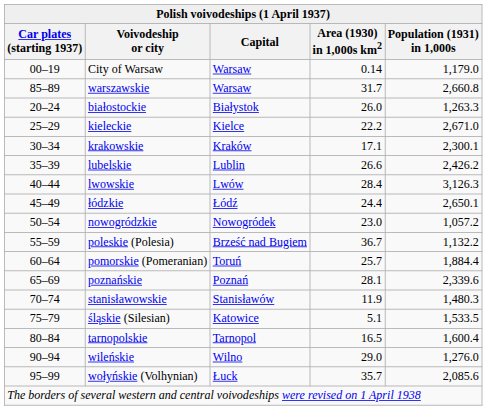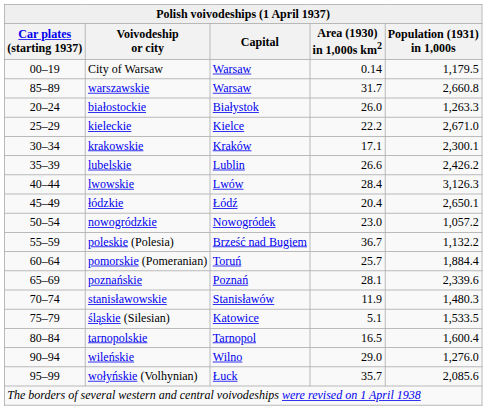(461, 69) 1,179.0 -> (461, 69) 1,179.5
(372, 203) 24.4 -> (372, 203) 20.4
